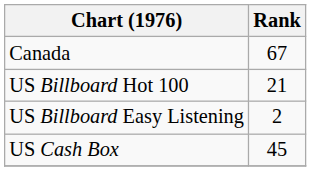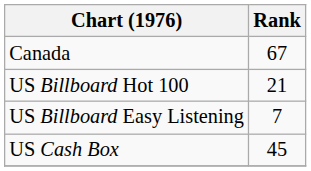(277, 117) 2 -> (277, 117) 7
